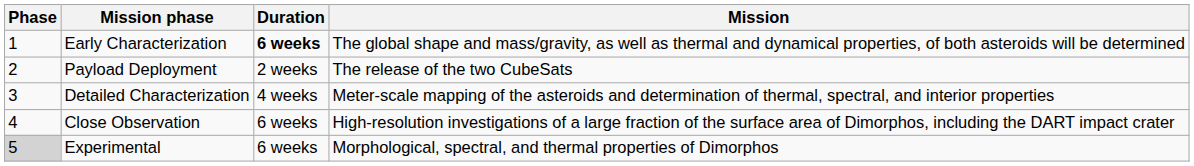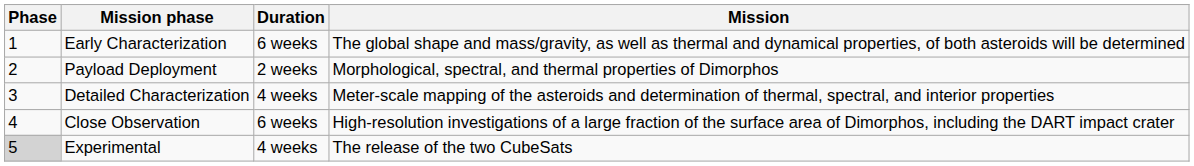(289, 43) bold -> (287, 43) normal
(452, 69) The release of the two CubeSats -> (556, 69) Morphological, spectral, and thermal properties of Dimorphos
(287, 148) 6 weeks -> (287, 148) 4 weeks
(556, 148) Morphological, spectral, and thermal properties of Dimorphos -> (452, 148) The release of the two CubeSats
